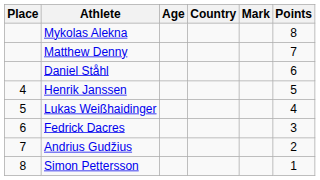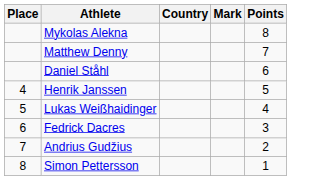- column: (173, 14)
